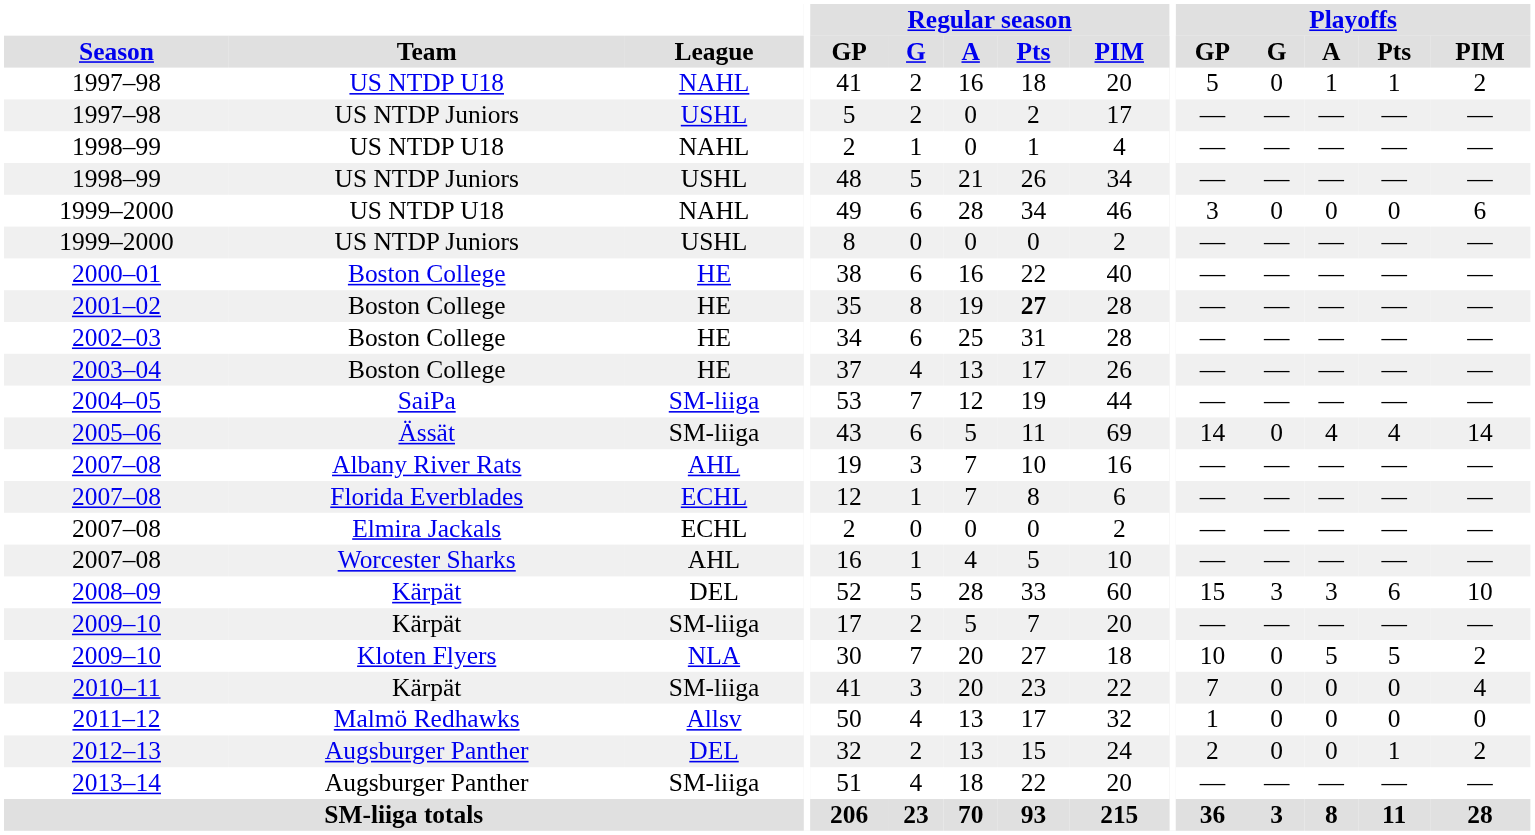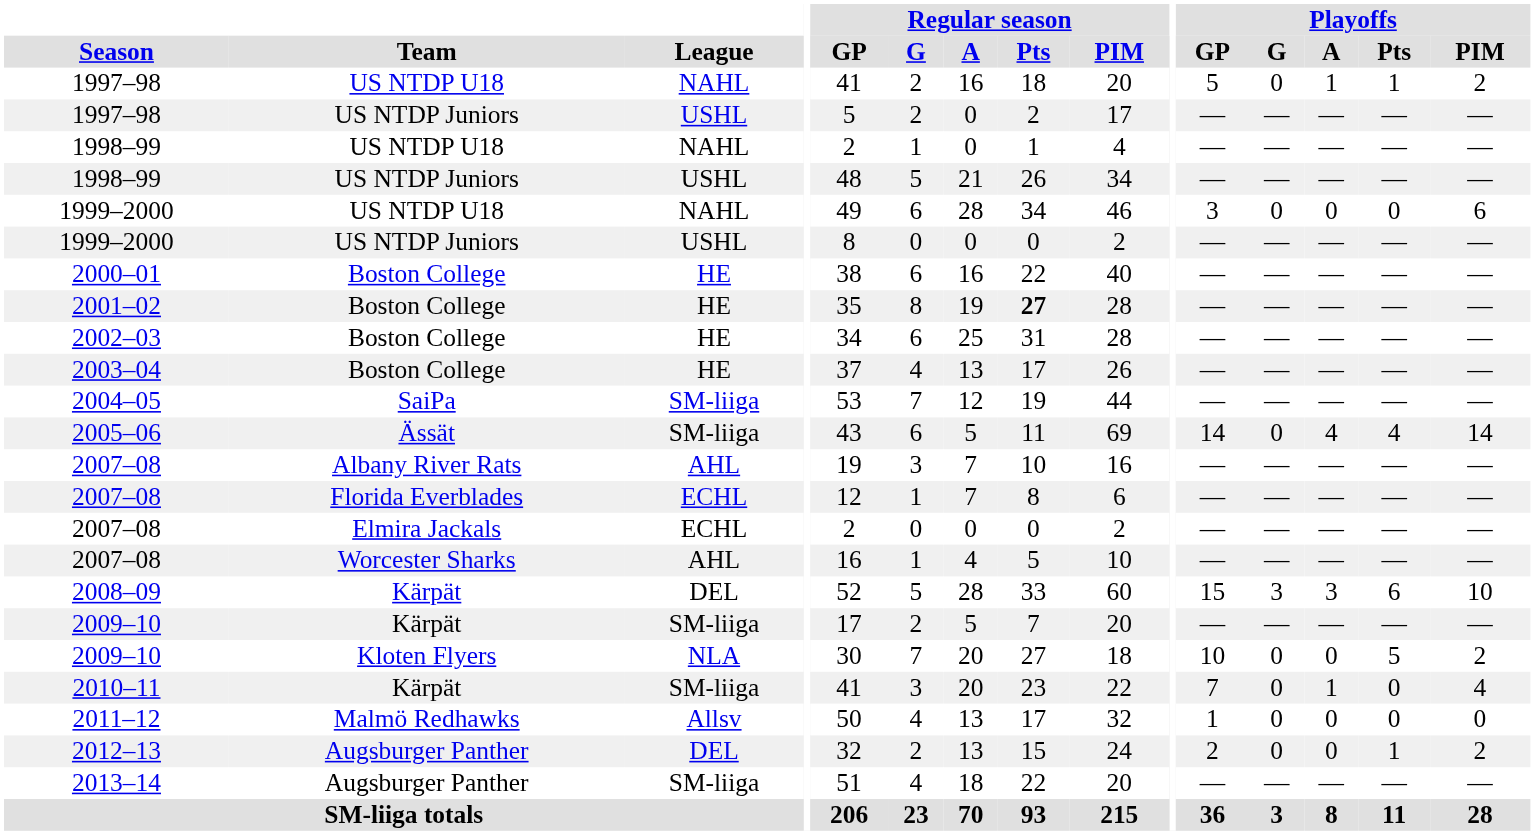(1331, 655) 5 -> (1331, 655) 0
(1331, 687) 0 -> (1331, 687) 1
